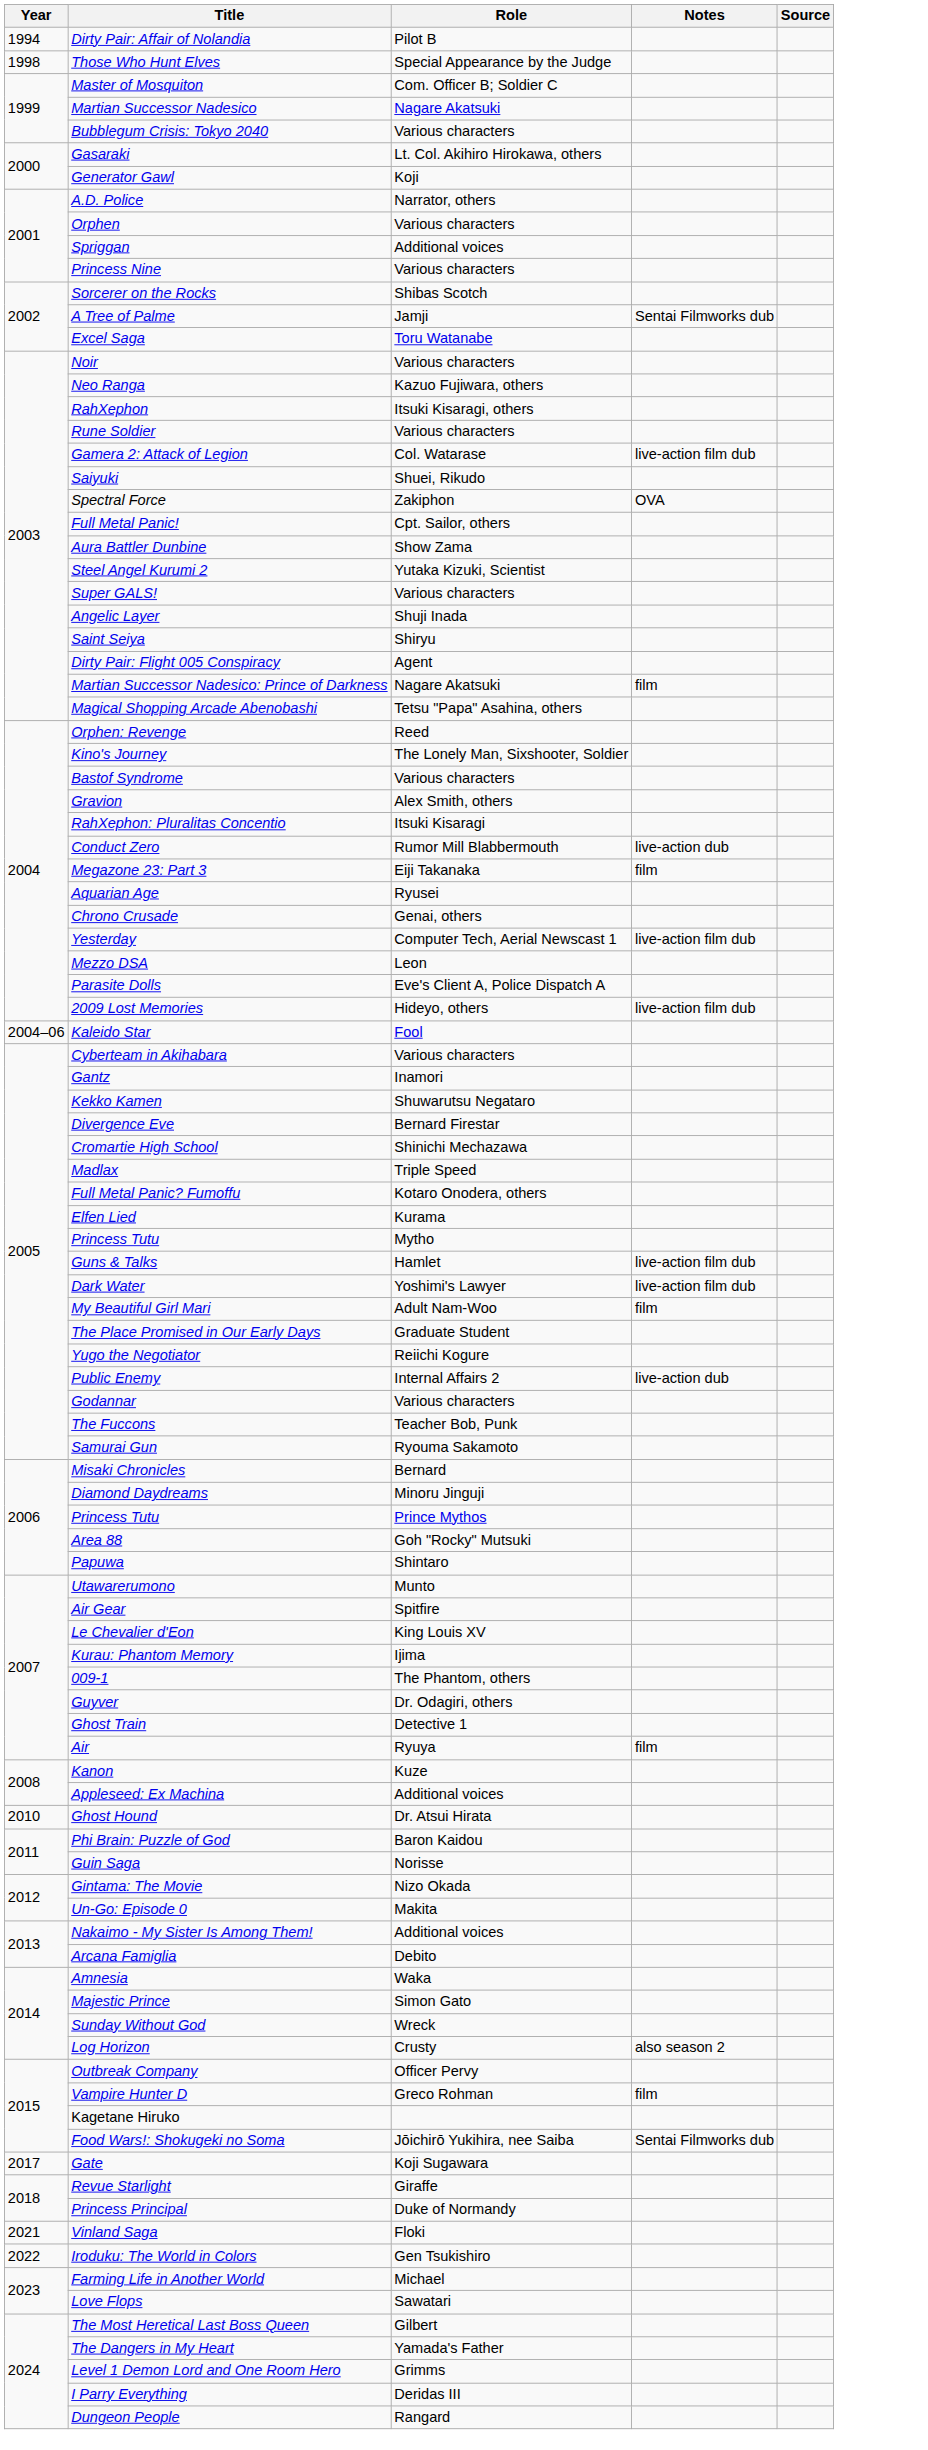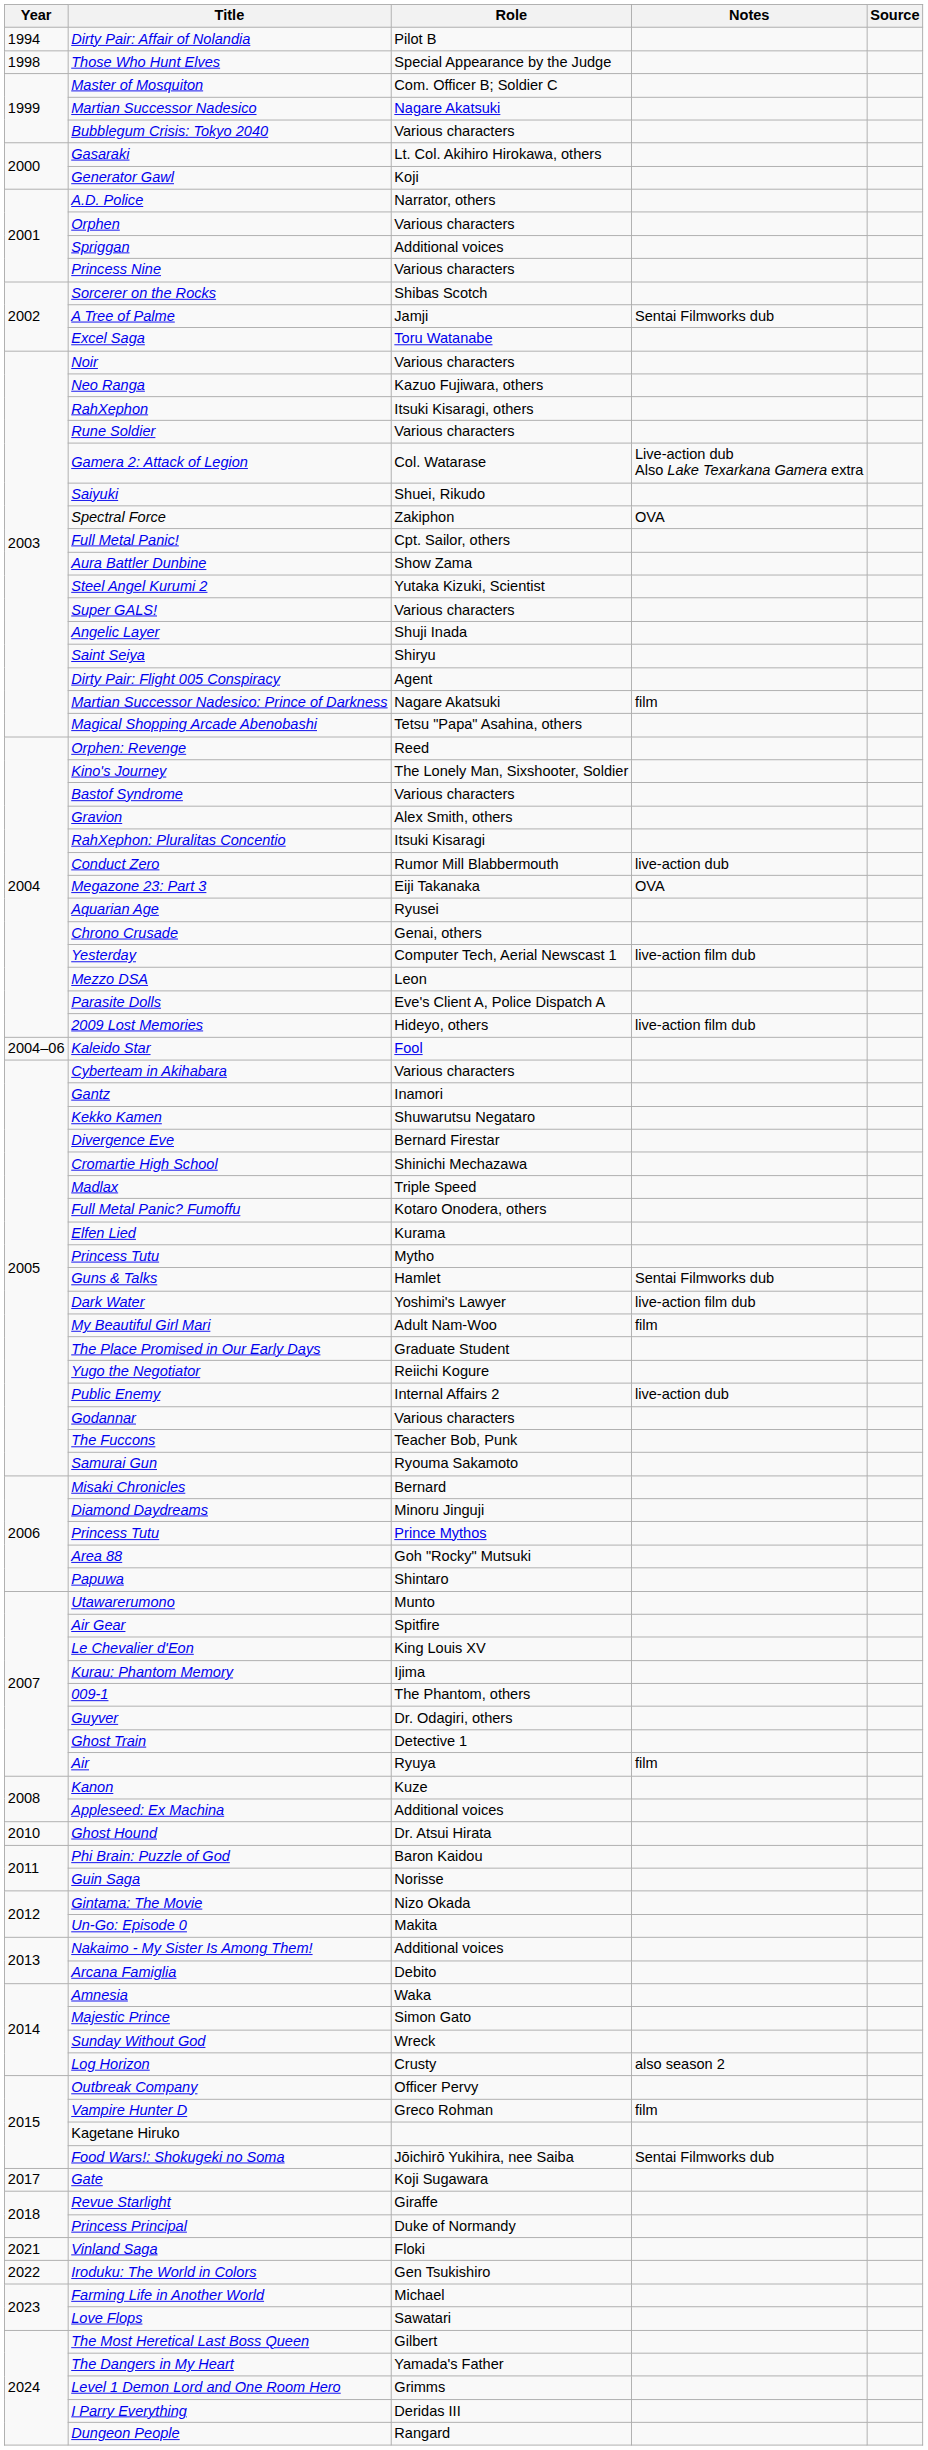(695, 454) live-action film dub -> (749, 462) Live-action dub Also Lake Texarkana Gamera extra
(646, 870) film -> (650, 886) OVA
(695, 1262) live-action film dub -> (705, 1279) Sentai Filmworks dub
